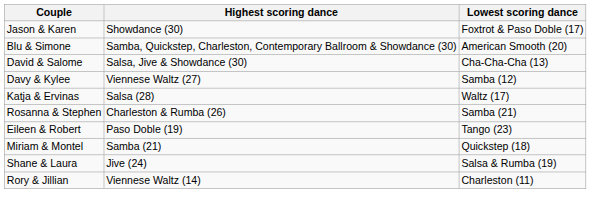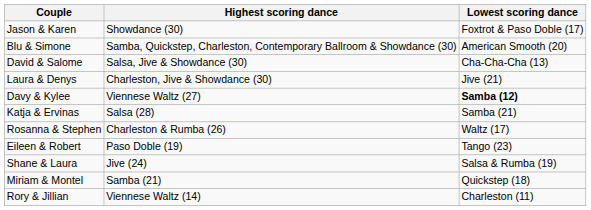+ row: (42, 79)
(489, 79) normal -> (490, 96) bold
(485, 96) Waltz (17) -> (489, 113) Samba (21)
(489, 113) Samba (21) -> (485, 130) Waltz (17)
rows swapped: (42, 163) <-> (45, 146)
